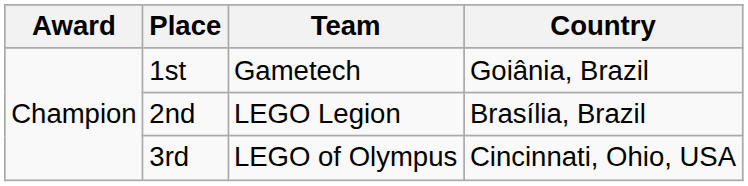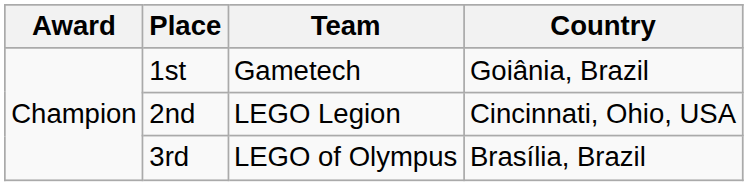(558, 113) Brasília, Brazil -> (603, 113) Cincinnati, Ohio, USA
(603, 157) Cincinnati, Ohio, USA -> (558, 157) Brasília, Brazil
